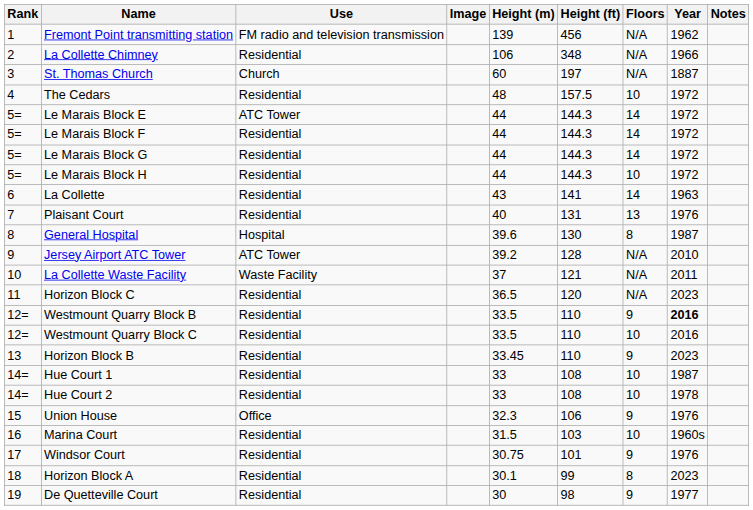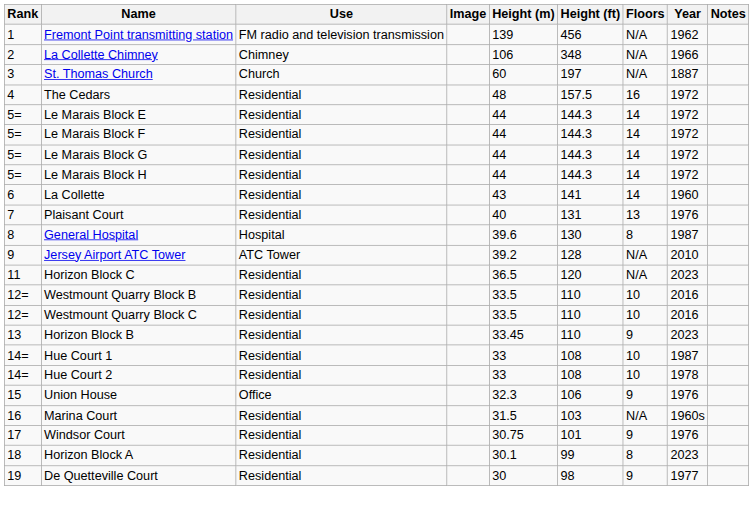(270, 54) Residential -> (264, 54) Chimney
(633, 94) 10 -> (633, 94) 16
(270, 114) ATC Tower -> (270, 114) Residential
(633, 174) 10 -> (633, 174) 14
(685, 194) 1963 -> (685, 194) 1960
- row: (115, 275)
(630, 315) 9 -> (633, 295) 10
(685, 315) bold -> (685, 295) normal
(633, 435) 10 -> (637, 415) N/A
